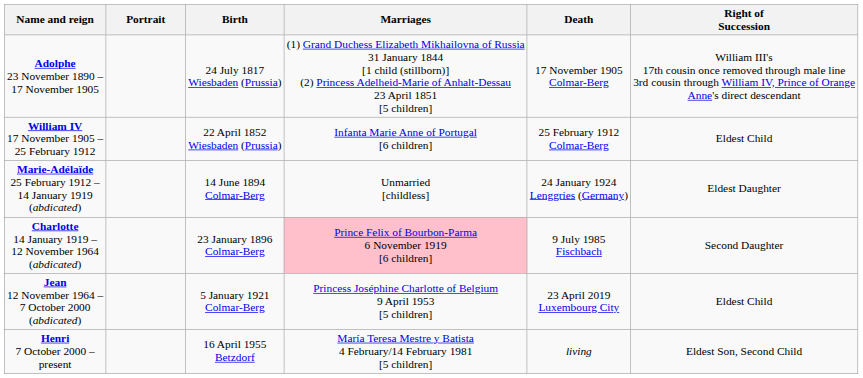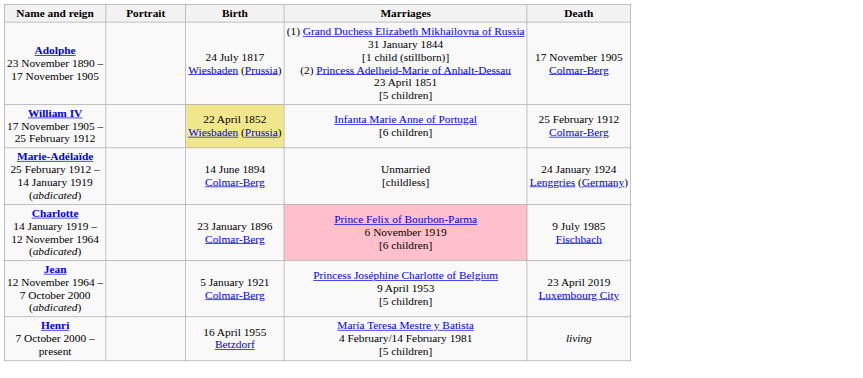- column: (744, 19)
(235, 139) no background -> (235, 126) khaki background
